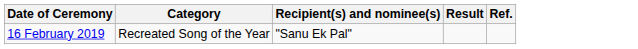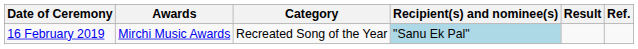+ column: (174, 14)
(314, 33) no background -> (431, 33) lightblue background
